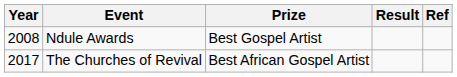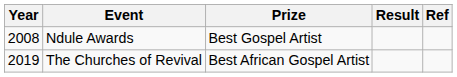(24, 60) 2017 -> (24, 60) 2019
